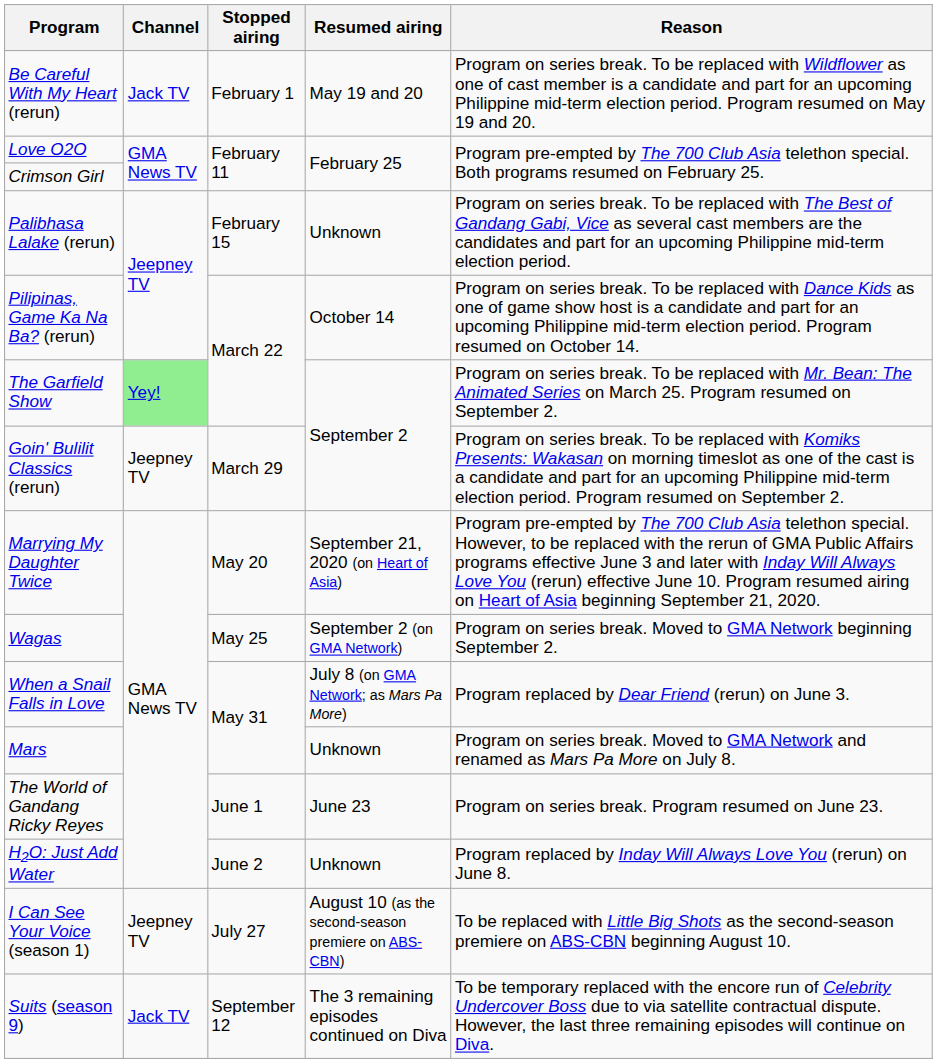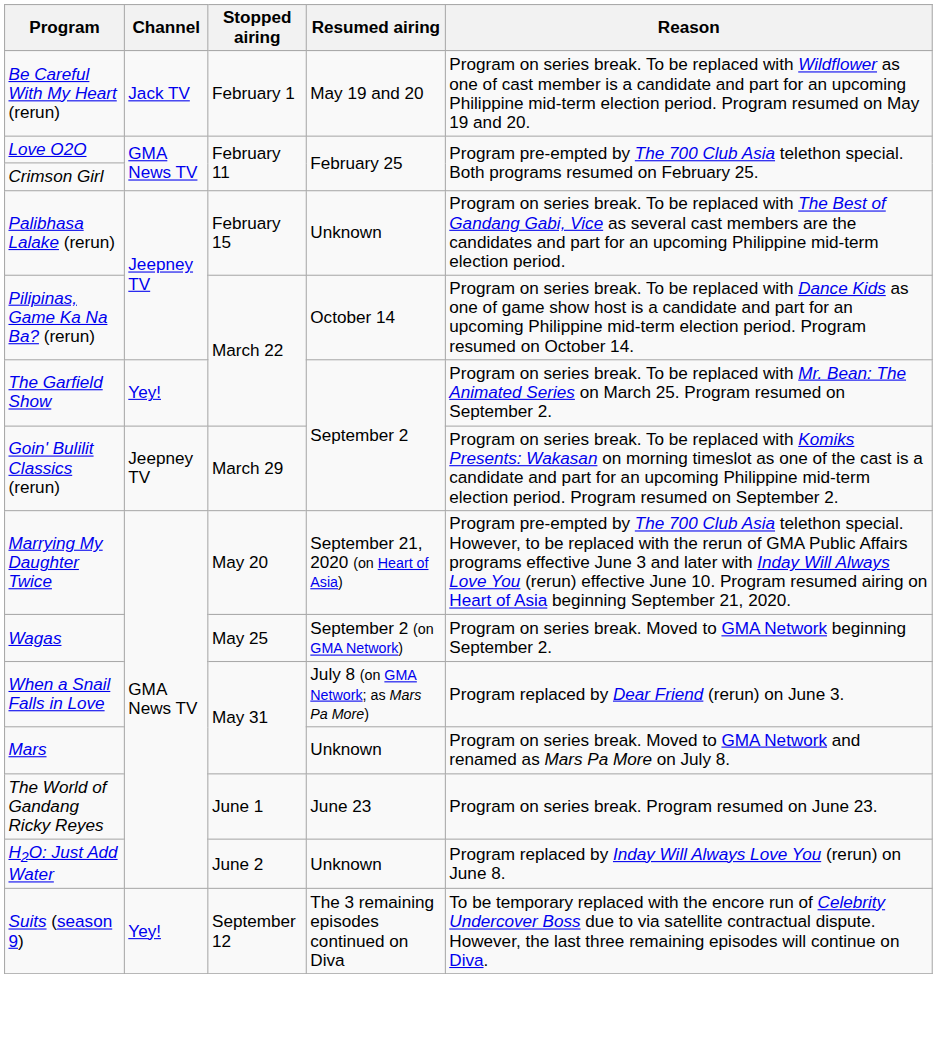(144, 392) lightgreen background -> (145, 392) no background
- row: (50, 931)
(159, 1016) Jack TV -> (145, 931) Yey!
